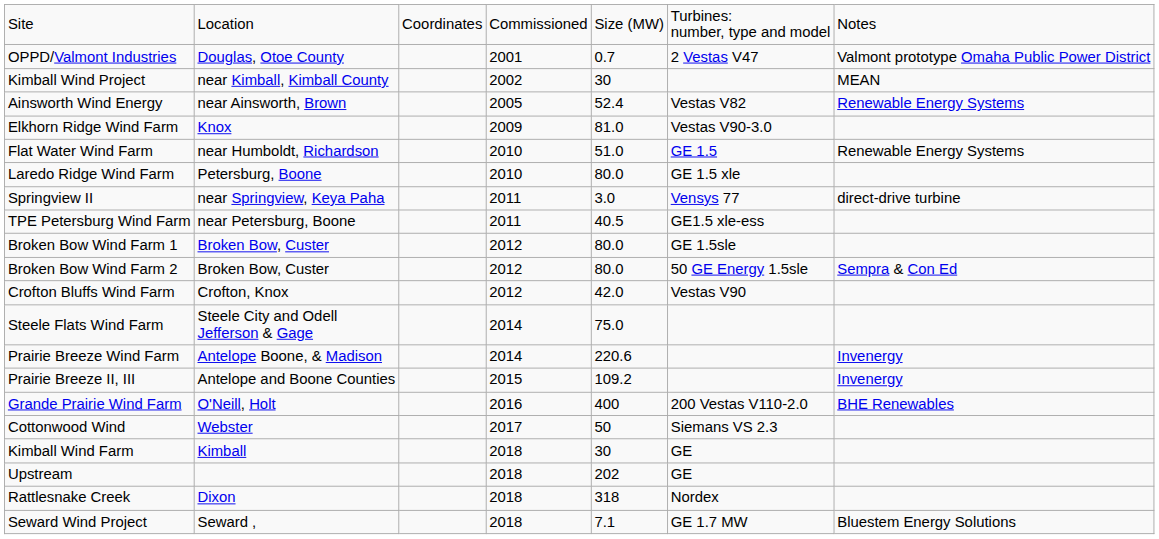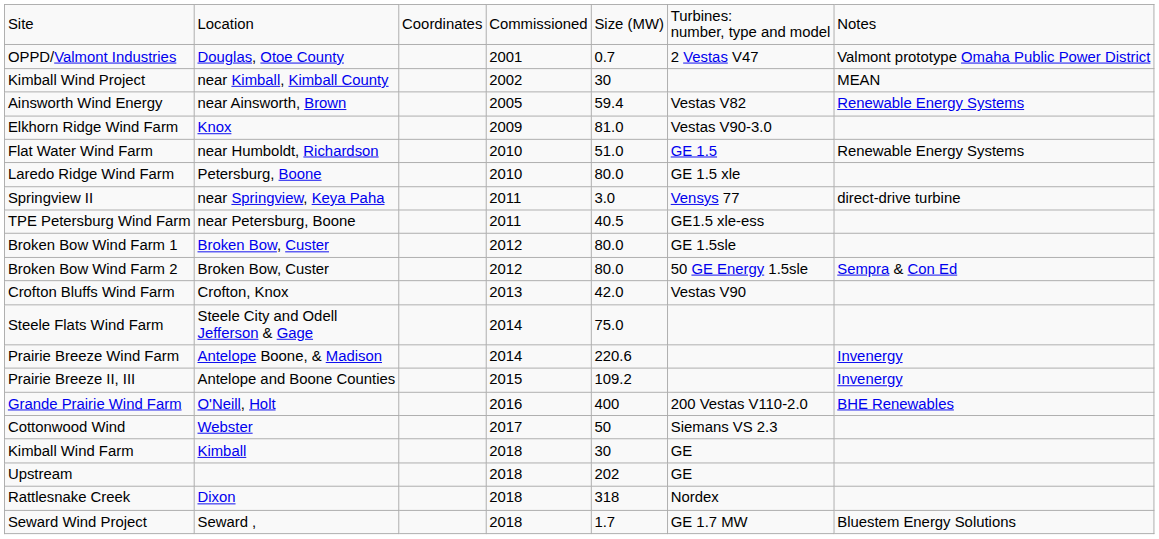(609, 103) 52.4 -> (609, 103) 59.4
(506, 292) 2012 -> (506, 292) 2013
(605, 521) 7.1 -> (605, 521) 1.7
